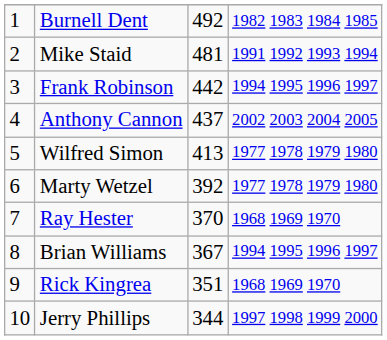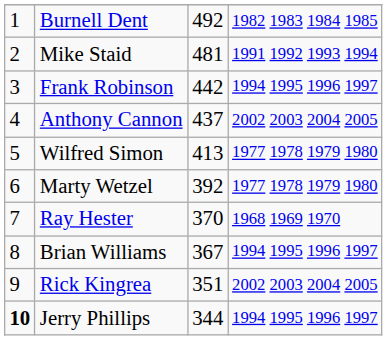(286, 284) 1968 1969 1970 -> (305, 284) 2002 2003 2004 2005
(20, 317) normal -> (20, 317) bold
(305, 317) 1997 1998 1999 2000 -> (305, 317) 1994 1995 1996 1997
